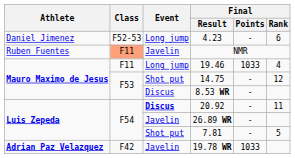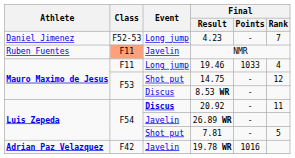(278, 38) 6 -> (278, 38) 7
(250, 146) 1033 -> (250, 146) 1016
